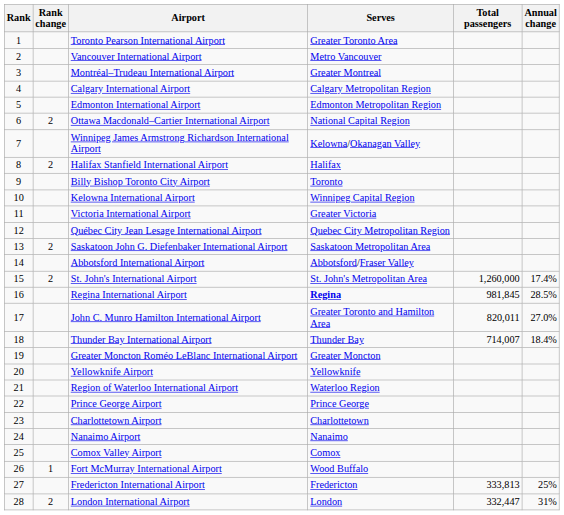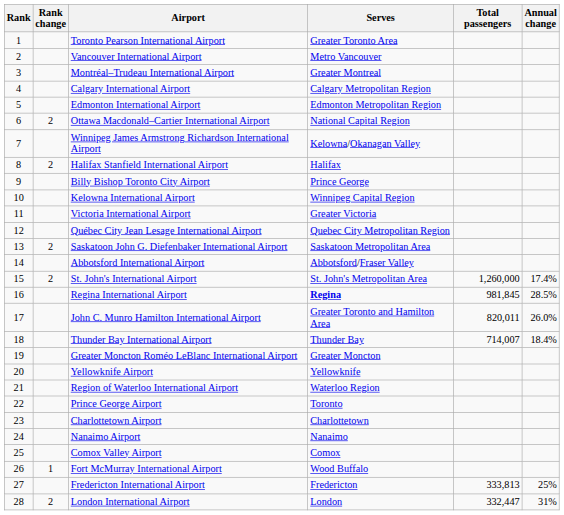(326, 181) Toronto -> (340, 181) Prince George
(544, 317) 27.0% -> (544, 317) 26.0%
(340, 404) Prince George -> (326, 404) Toronto
